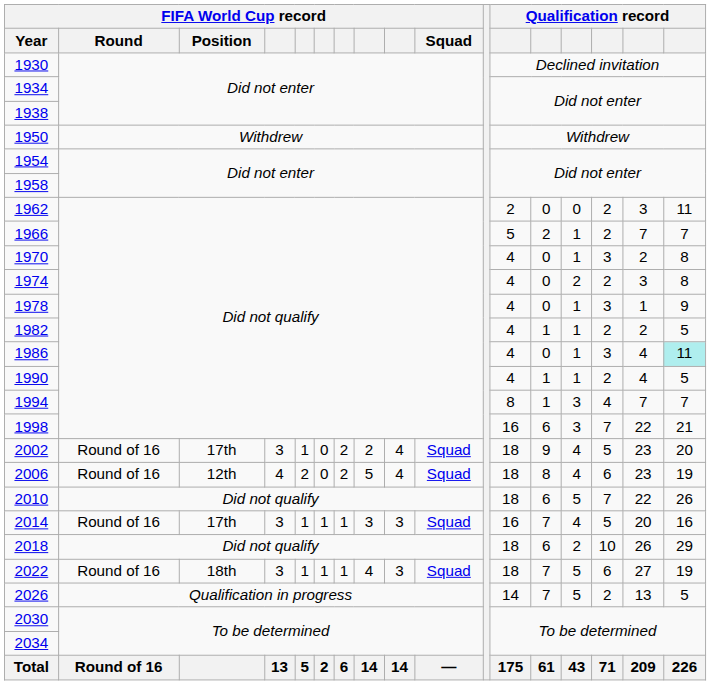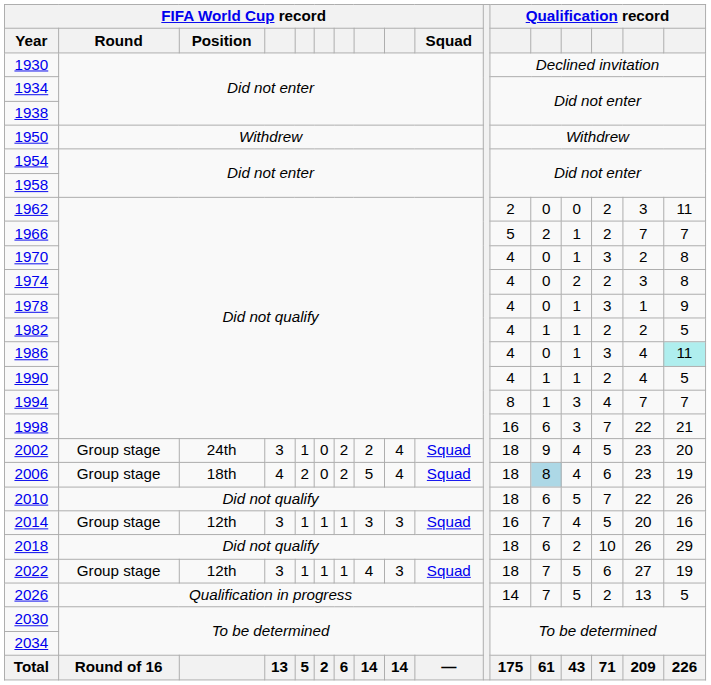(119, 450) Round of 16 -> (119, 450) Group stage
(222, 450) 17th -> (222, 450) 24th
(119, 474) Round of 16 -> (119, 474) Group stage
(222, 474) 12th -> (222, 474) 18th
(546, 474) no background -> (546, 474) lightblue background
(119, 522) Round of 16 -> (119, 522) Group stage
(222, 522) 17th -> (222, 522) 12th
(119, 570) Round of 16 -> (119, 570) Group stage
(222, 570) 18th -> (222, 570) 12th
